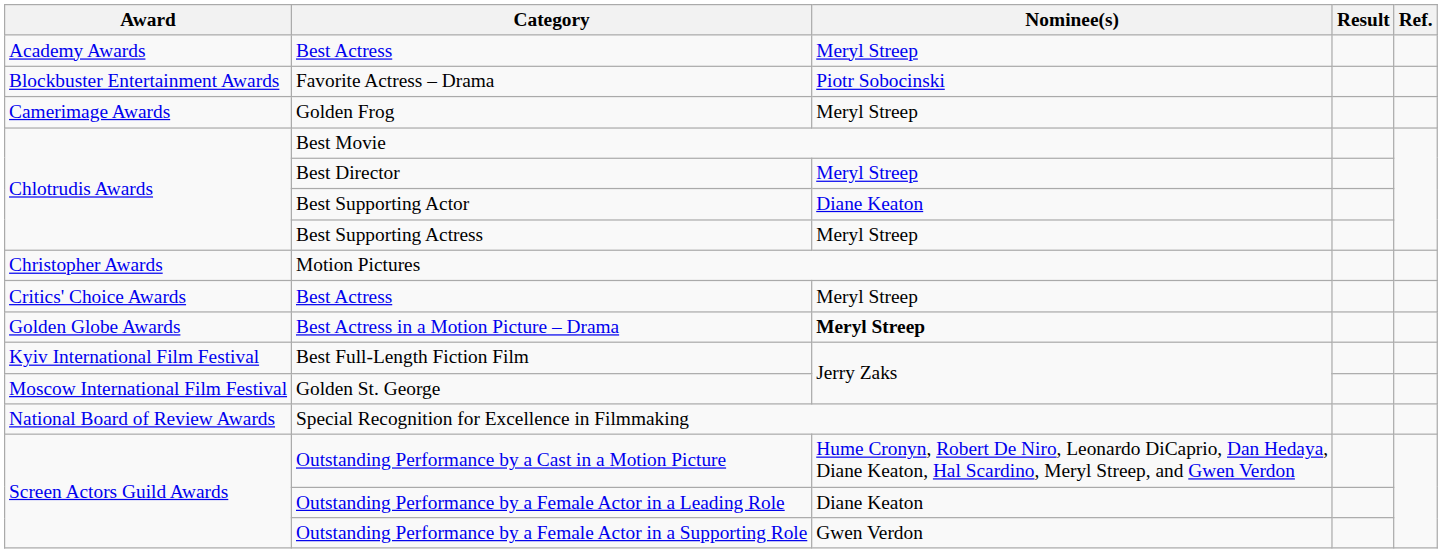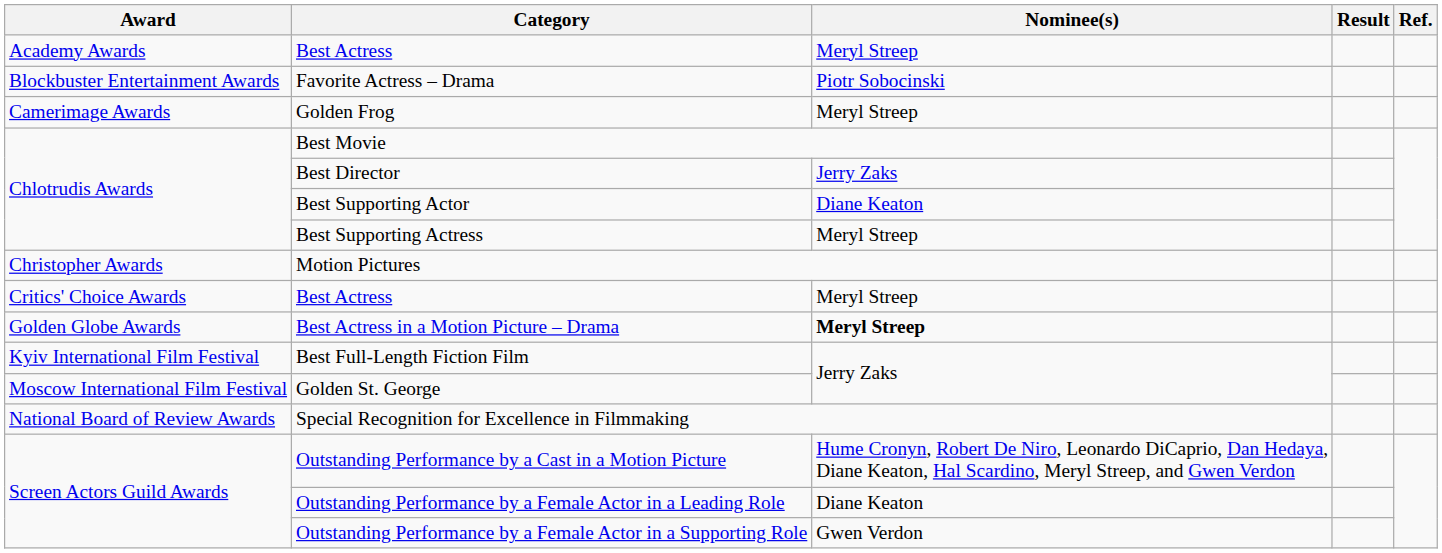(867, 173) Meryl Streep -> (857, 173) Jerry Zaks
